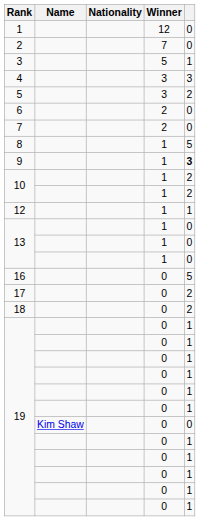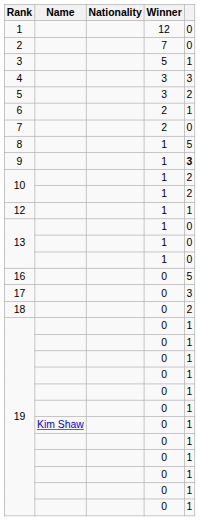(189, 111) 0 -> (189, 111) 1
(189, 293) 2 -> (189, 293) 3
(189, 425) 0 -> (189, 425) 1
